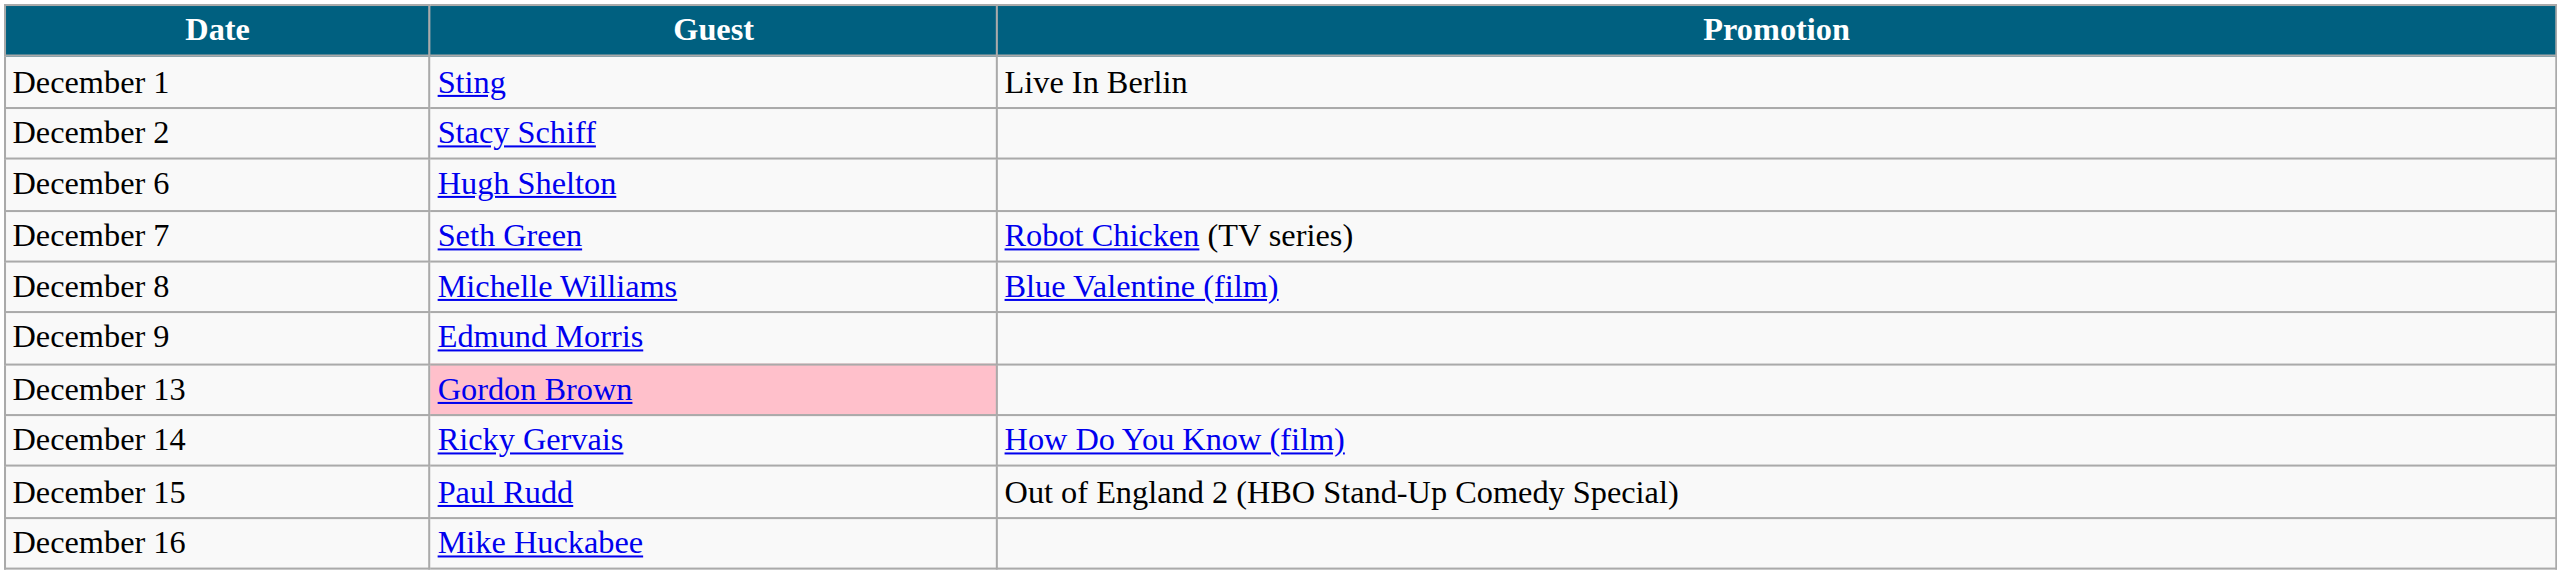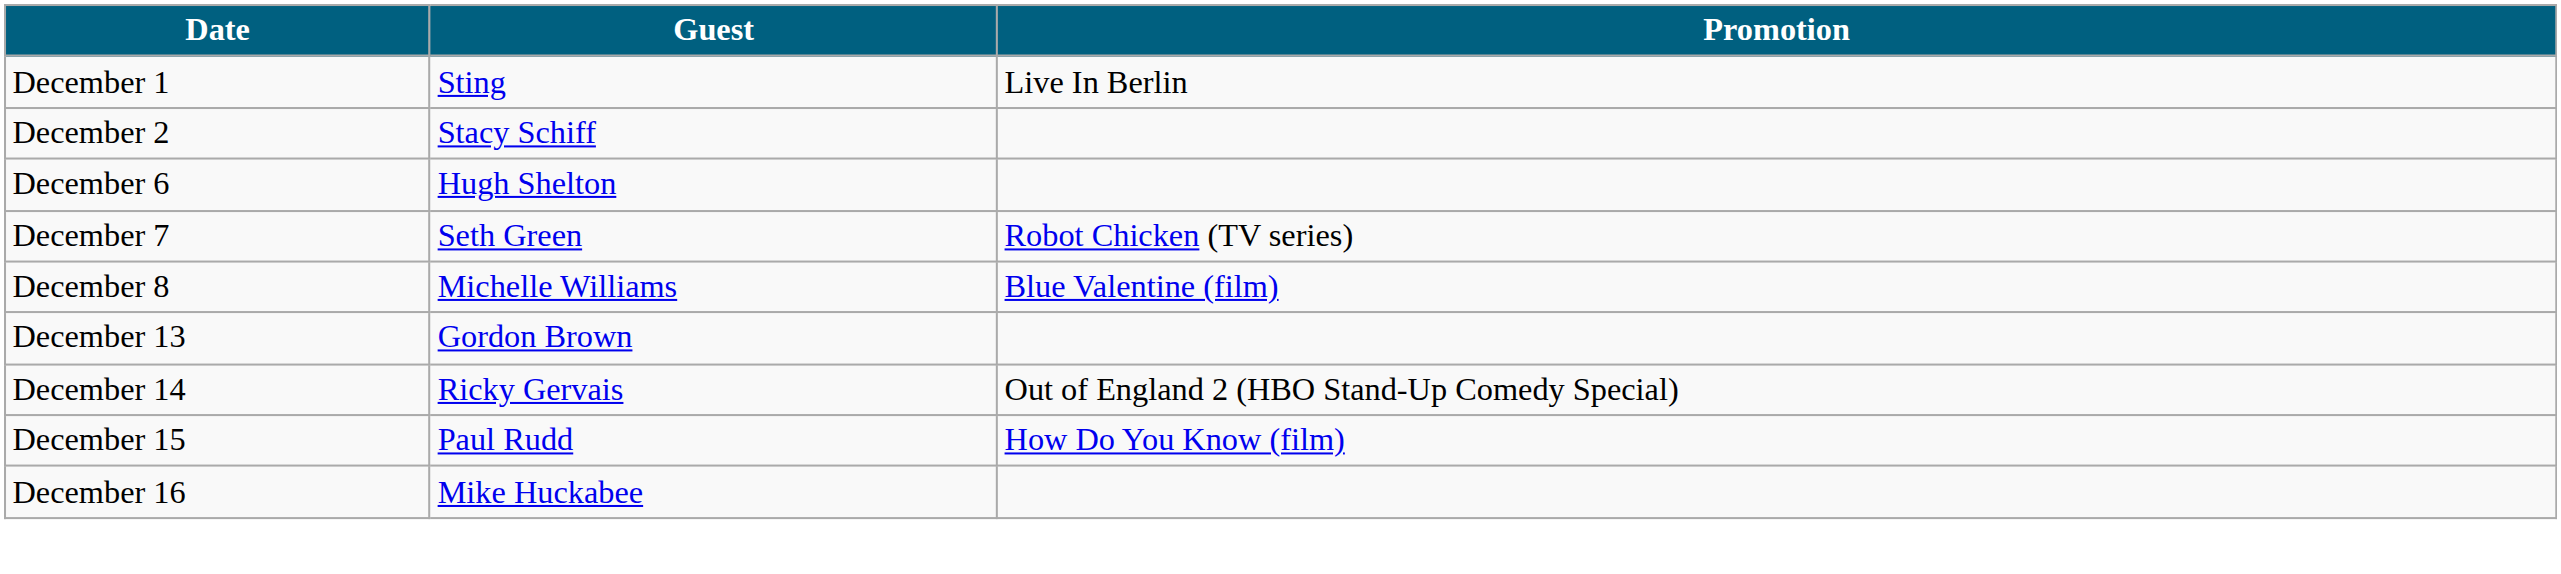- row: (91, 337)
(535, 388) pink background -> (535, 337) no background
(1175, 440) How Do You Know (film) -> (1342, 388) Out of England 2 (HBO Stand-Up Comedy Special)
(1342, 491) Out of England 2 (HBO Stand-Up Comedy Special) -> (1175, 440) How Do You Know (film)
